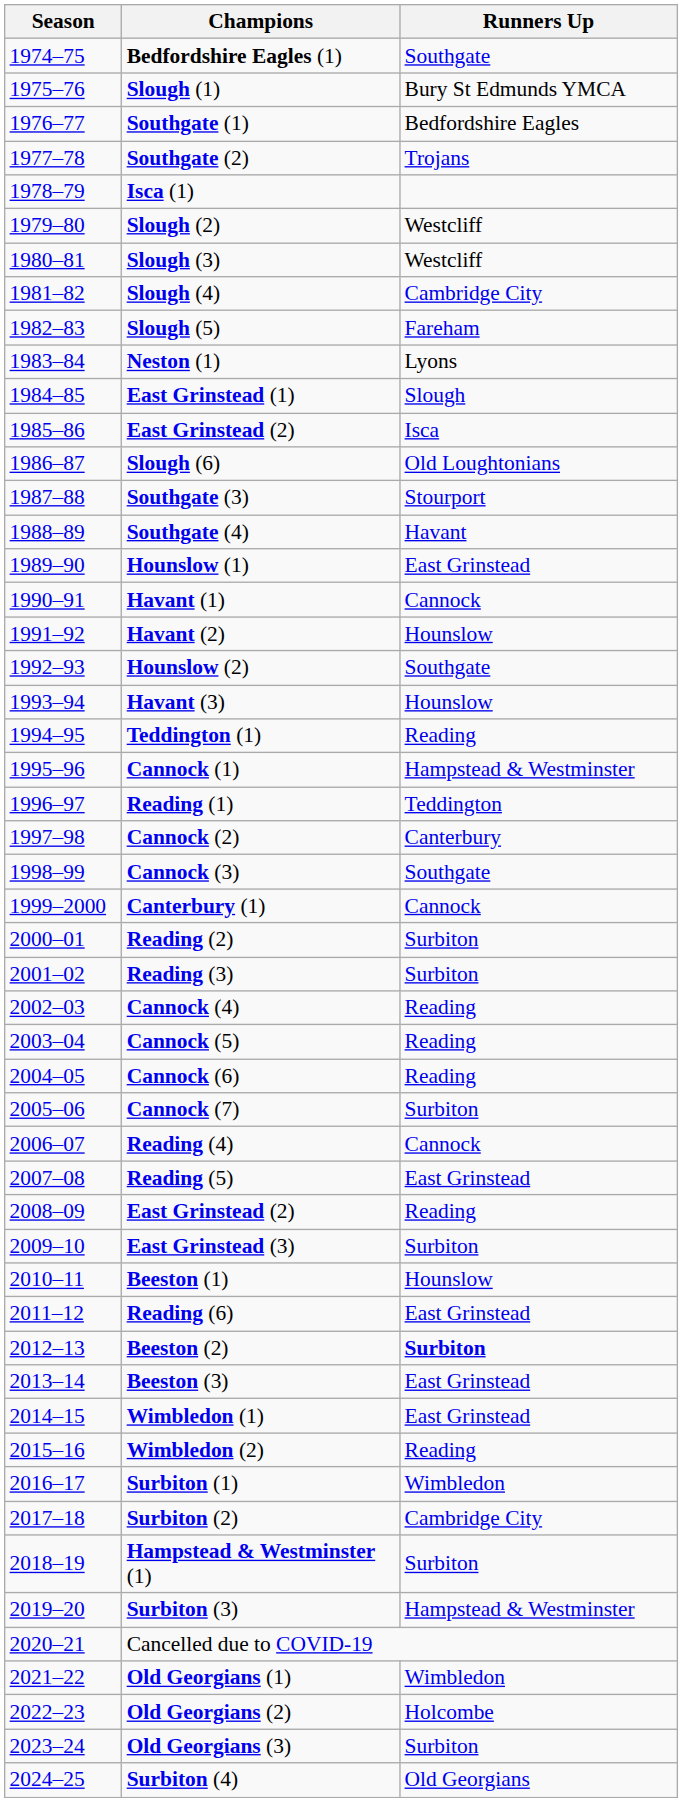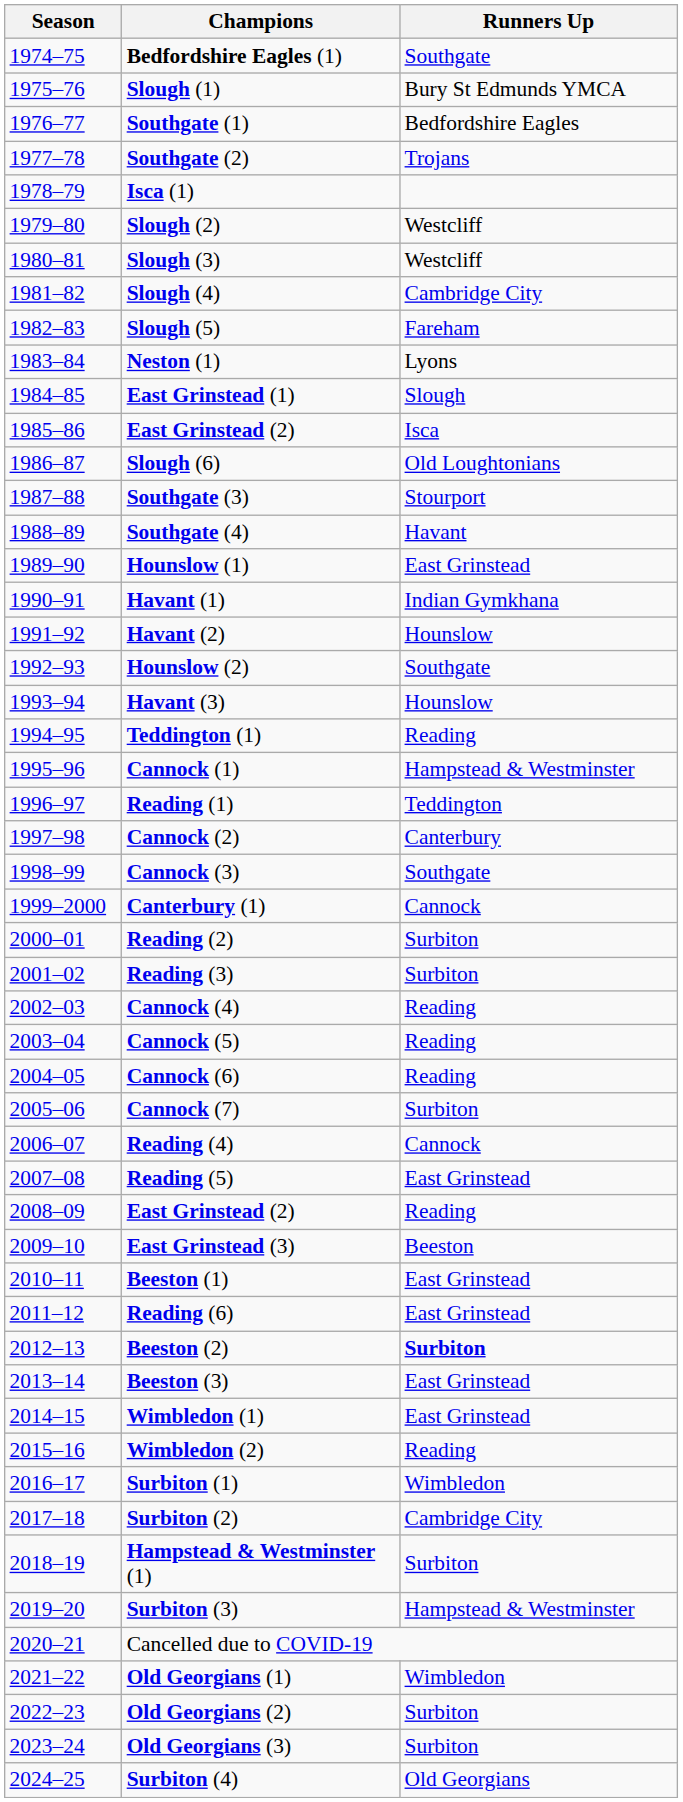(443, 599) Cannock -> (482, 599) Indian Gymkhana
(442, 1245) Surbiton -> (439, 1245) Beeston
(449, 1279) Hounslow -> (467, 1279) East Grinstead
(449, 1711) Holcombe -> (442, 1711) Surbiton
